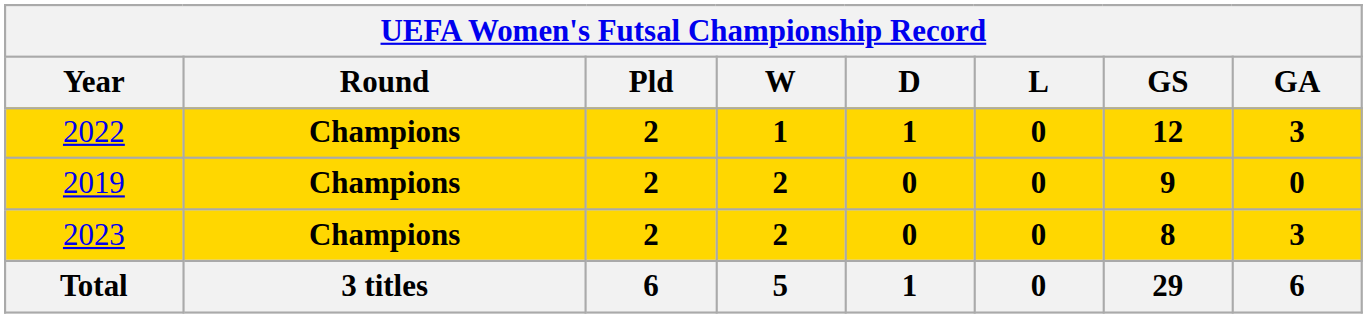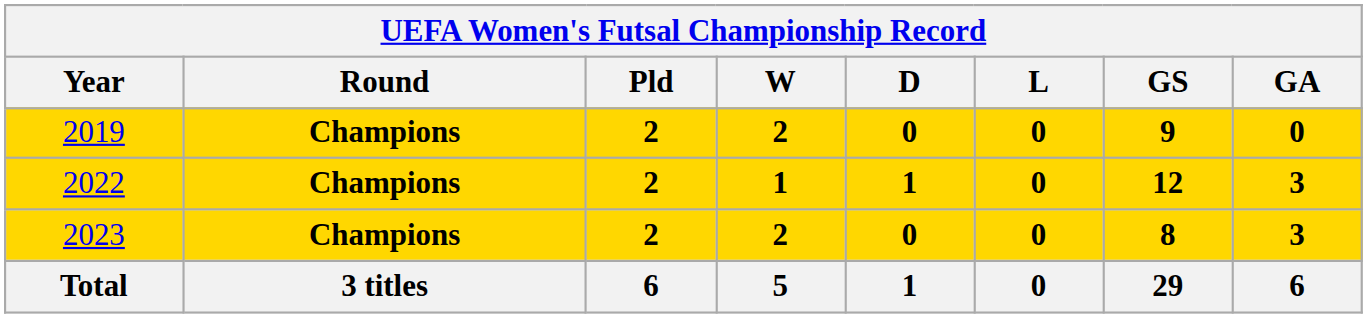rows swapped: (94, 183) <-> (94, 132)
